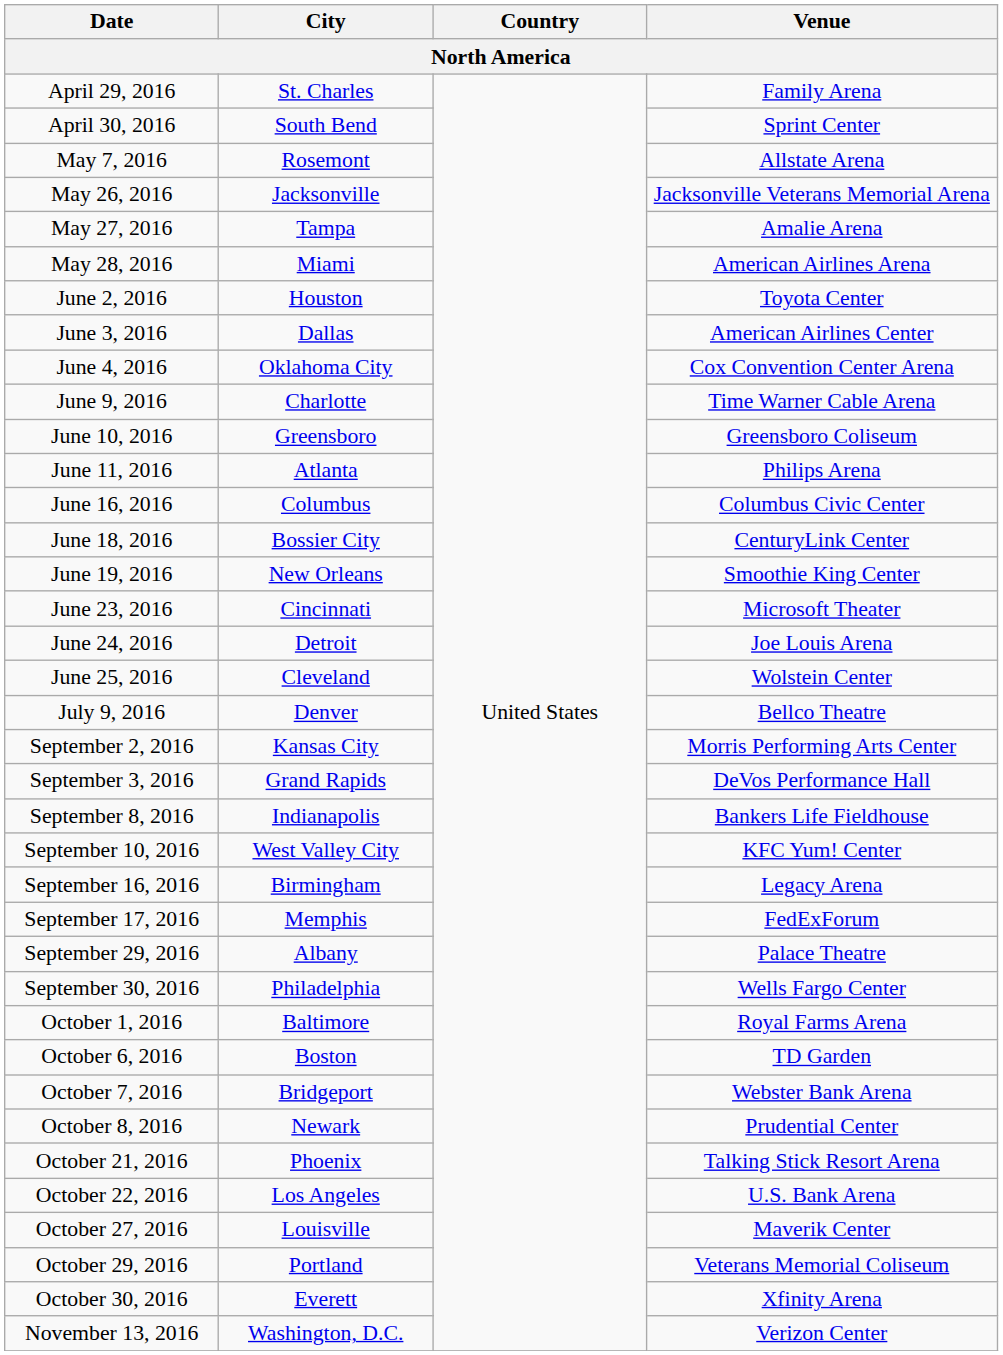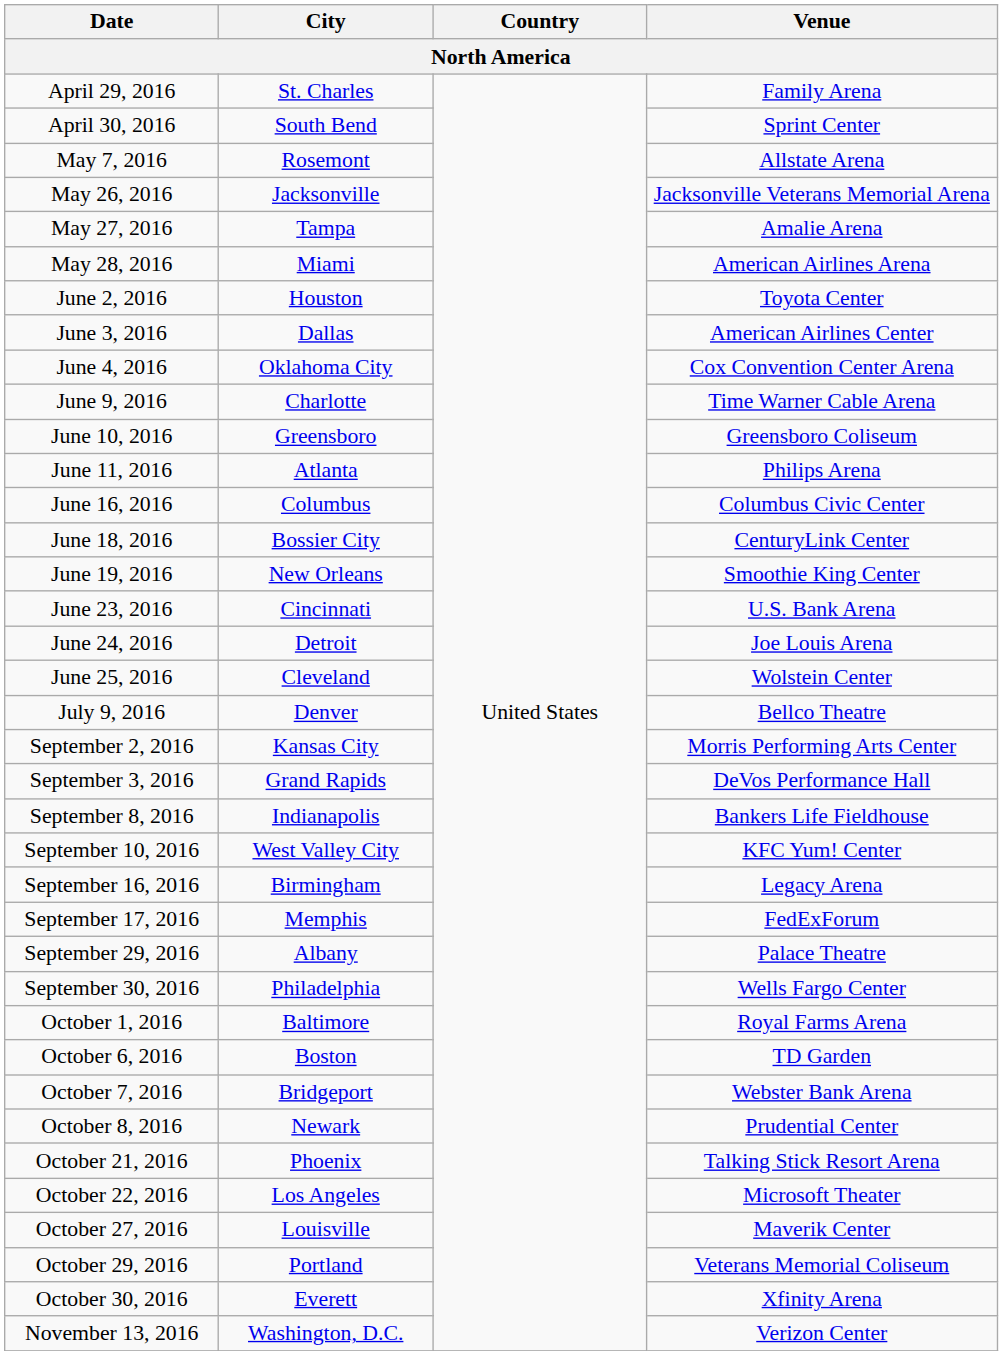(822, 608) Microsoft Theater -> (822, 608) U.S. Bank Arena
(822, 1195) U.S. Bank Arena -> (822, 1195) Microsoft Theater
